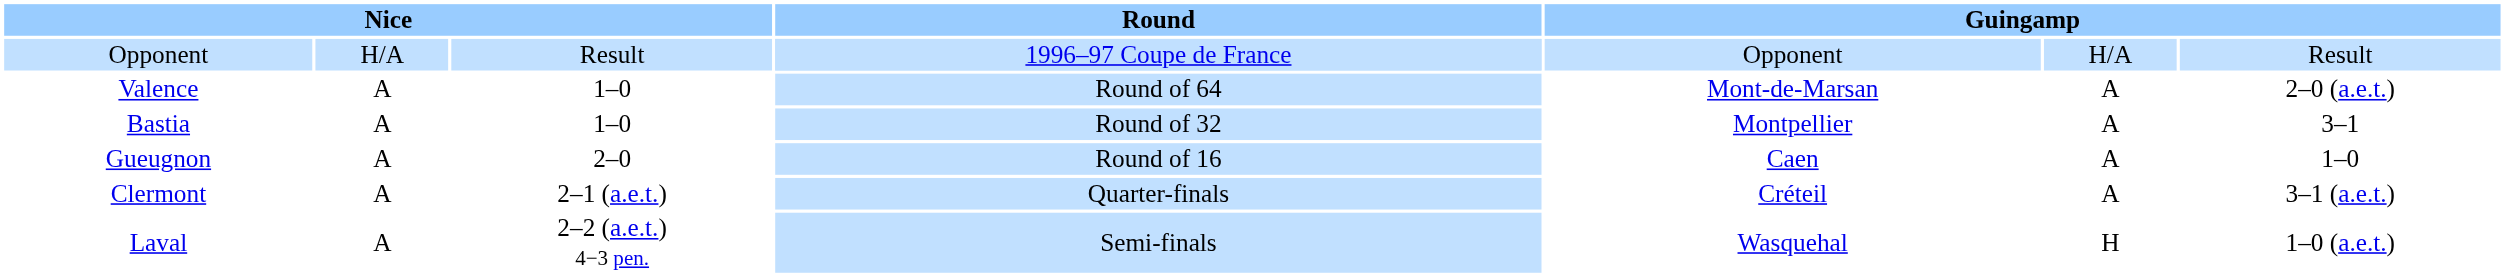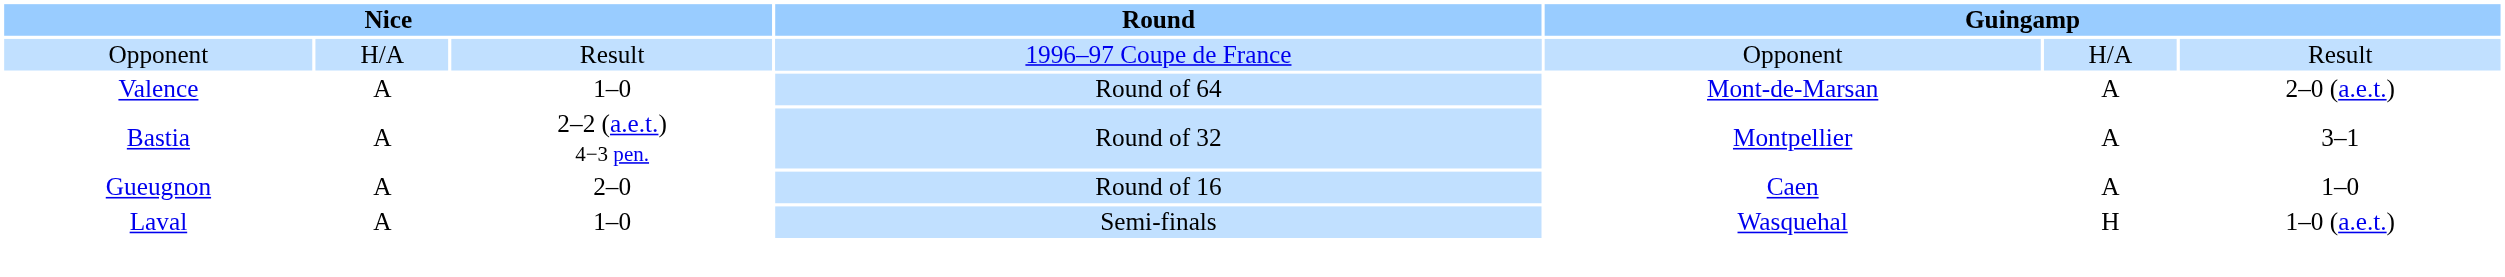(612, 123) 1–0 -> (612, 138) 2–2 (a.e.t.) 4−3 pen.
- row: (158, 193)
(612, 242) 2–2 (a.e.t.) 4−3 pen. -> (612, 221) 1–0
